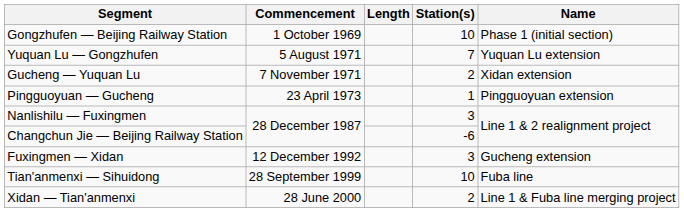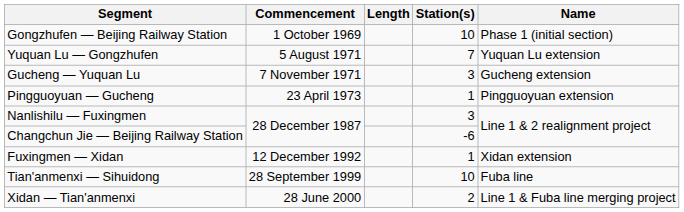(471, 75) 2 -> (471, 75) 3
(526, 75) Xidan extension -> (536, 75) Gucheng extension
(471, 156) 3 -> (471, 156) 1
(536, 156) Gucheng extension -> (526, 156) Xidan extension
